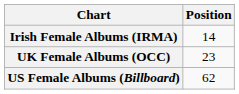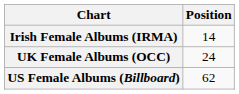(209, 57) 23 -> (209, 57) 24
